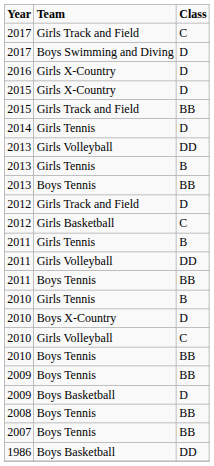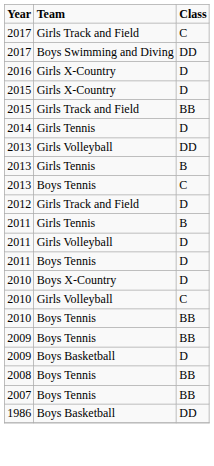(184, 52) D -> (188, 52) DD
(187, 185) BB -> (183, 185) C
- row: (19, 223)
(188, 261) DD -> (184, 242) D
(187, 280) BB -> (184, 261) D
- row: (19, 299)
